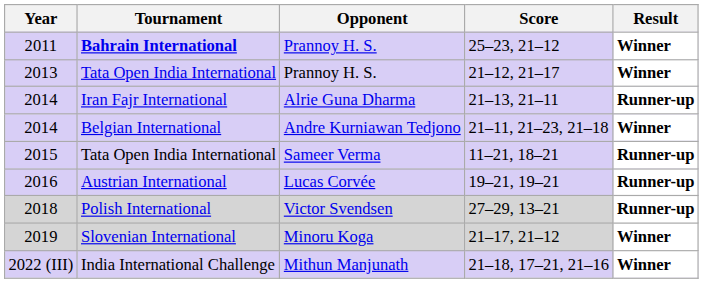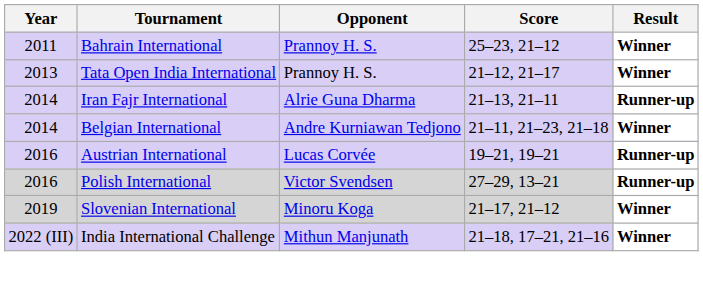(159, 45) bold -> (152, 45) normal
- row: (514, 155)
(41, 209) 2018 -> (41, 182) 2016
